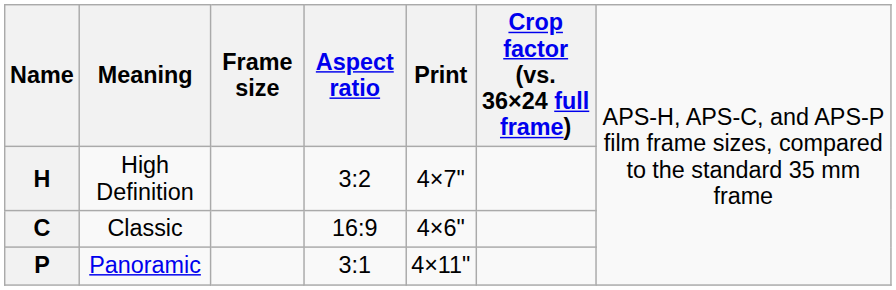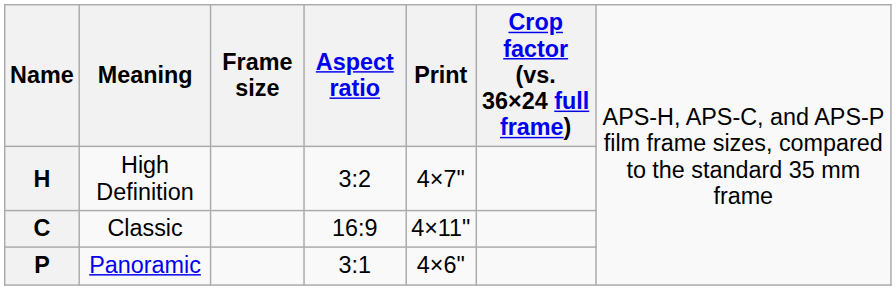(441, 228) 4×6" -> (441, 228) 4×11"
(441, 265) 4×11" -> (441, 265) 4×6"
